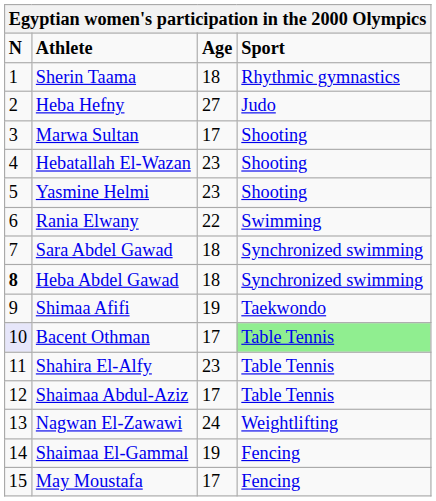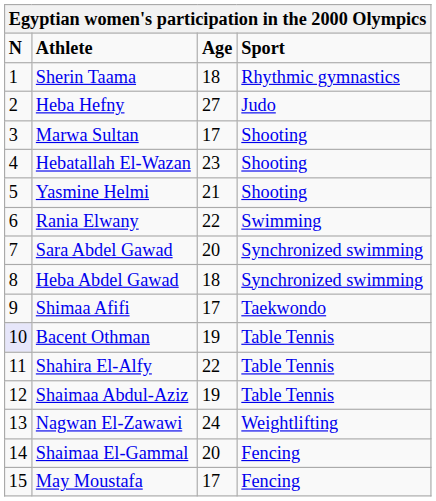(211, 192) 23 -> (211, 192) 21
(211, 250) 18 -> (211, 250) 20
(13, 279) bold -> (13, 279) normal
(211, 308) 19 -> (211, 308) 17
(211, 337) 17 -> (211, 337) 19
(288, 337) lightgreen background -> (288, 337) no background
(211, 366) 23 -> (211, 366) 22
(211, 395) 17 -> (211, 395) 19
(211, 452) 19 -> (211, 452) 20
